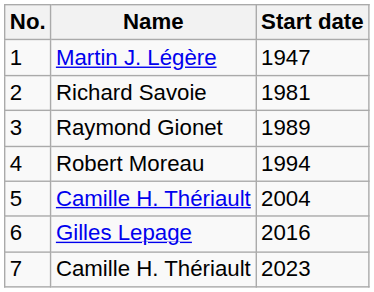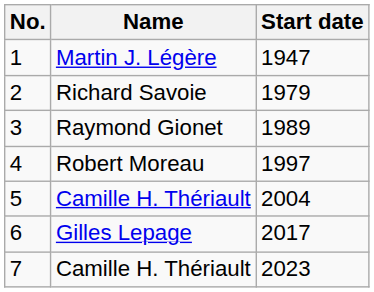(286, 92) 1981 -> (286, 92) 1979
(286, 163) 1994 -> (286, 163) 1997
(286, 233) 2016 -> (286, 233) 2017
